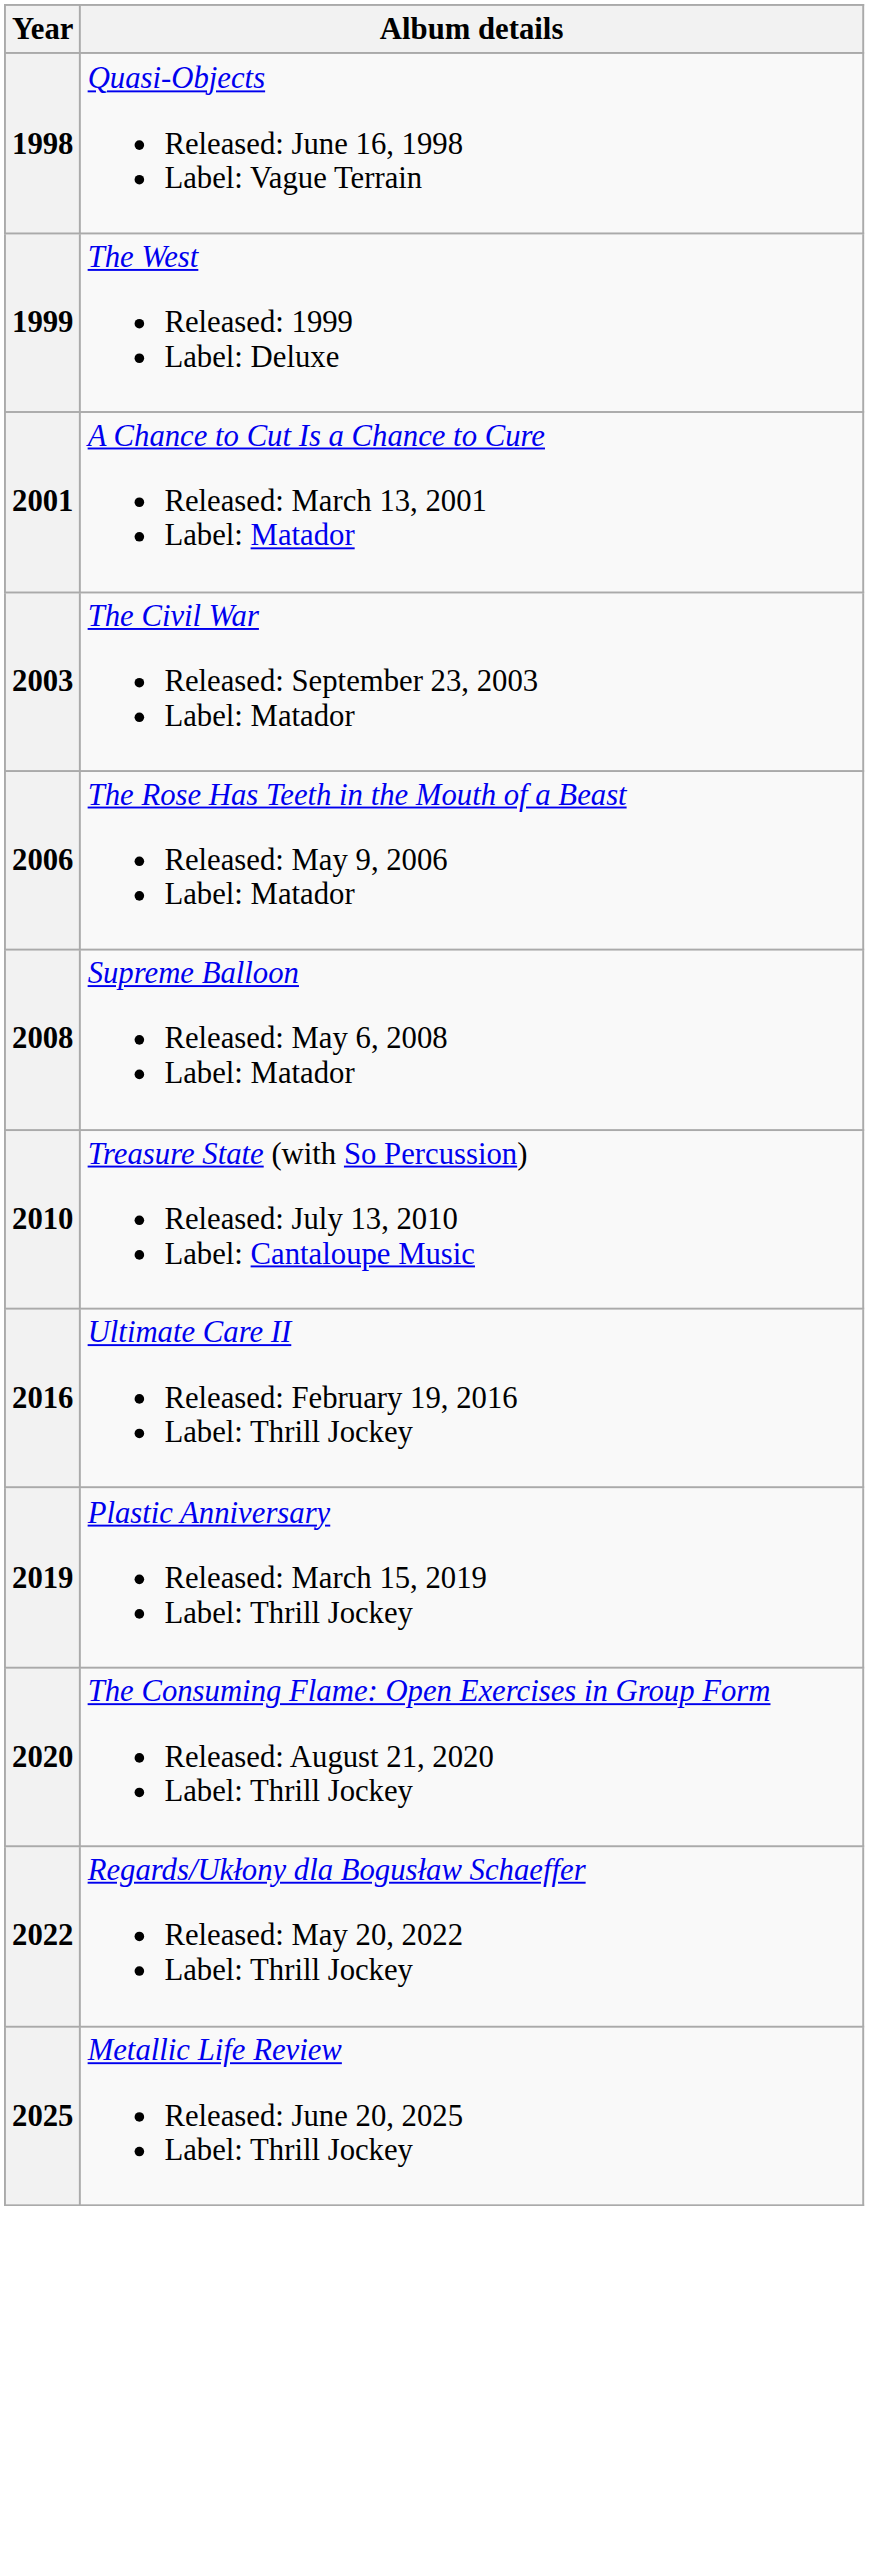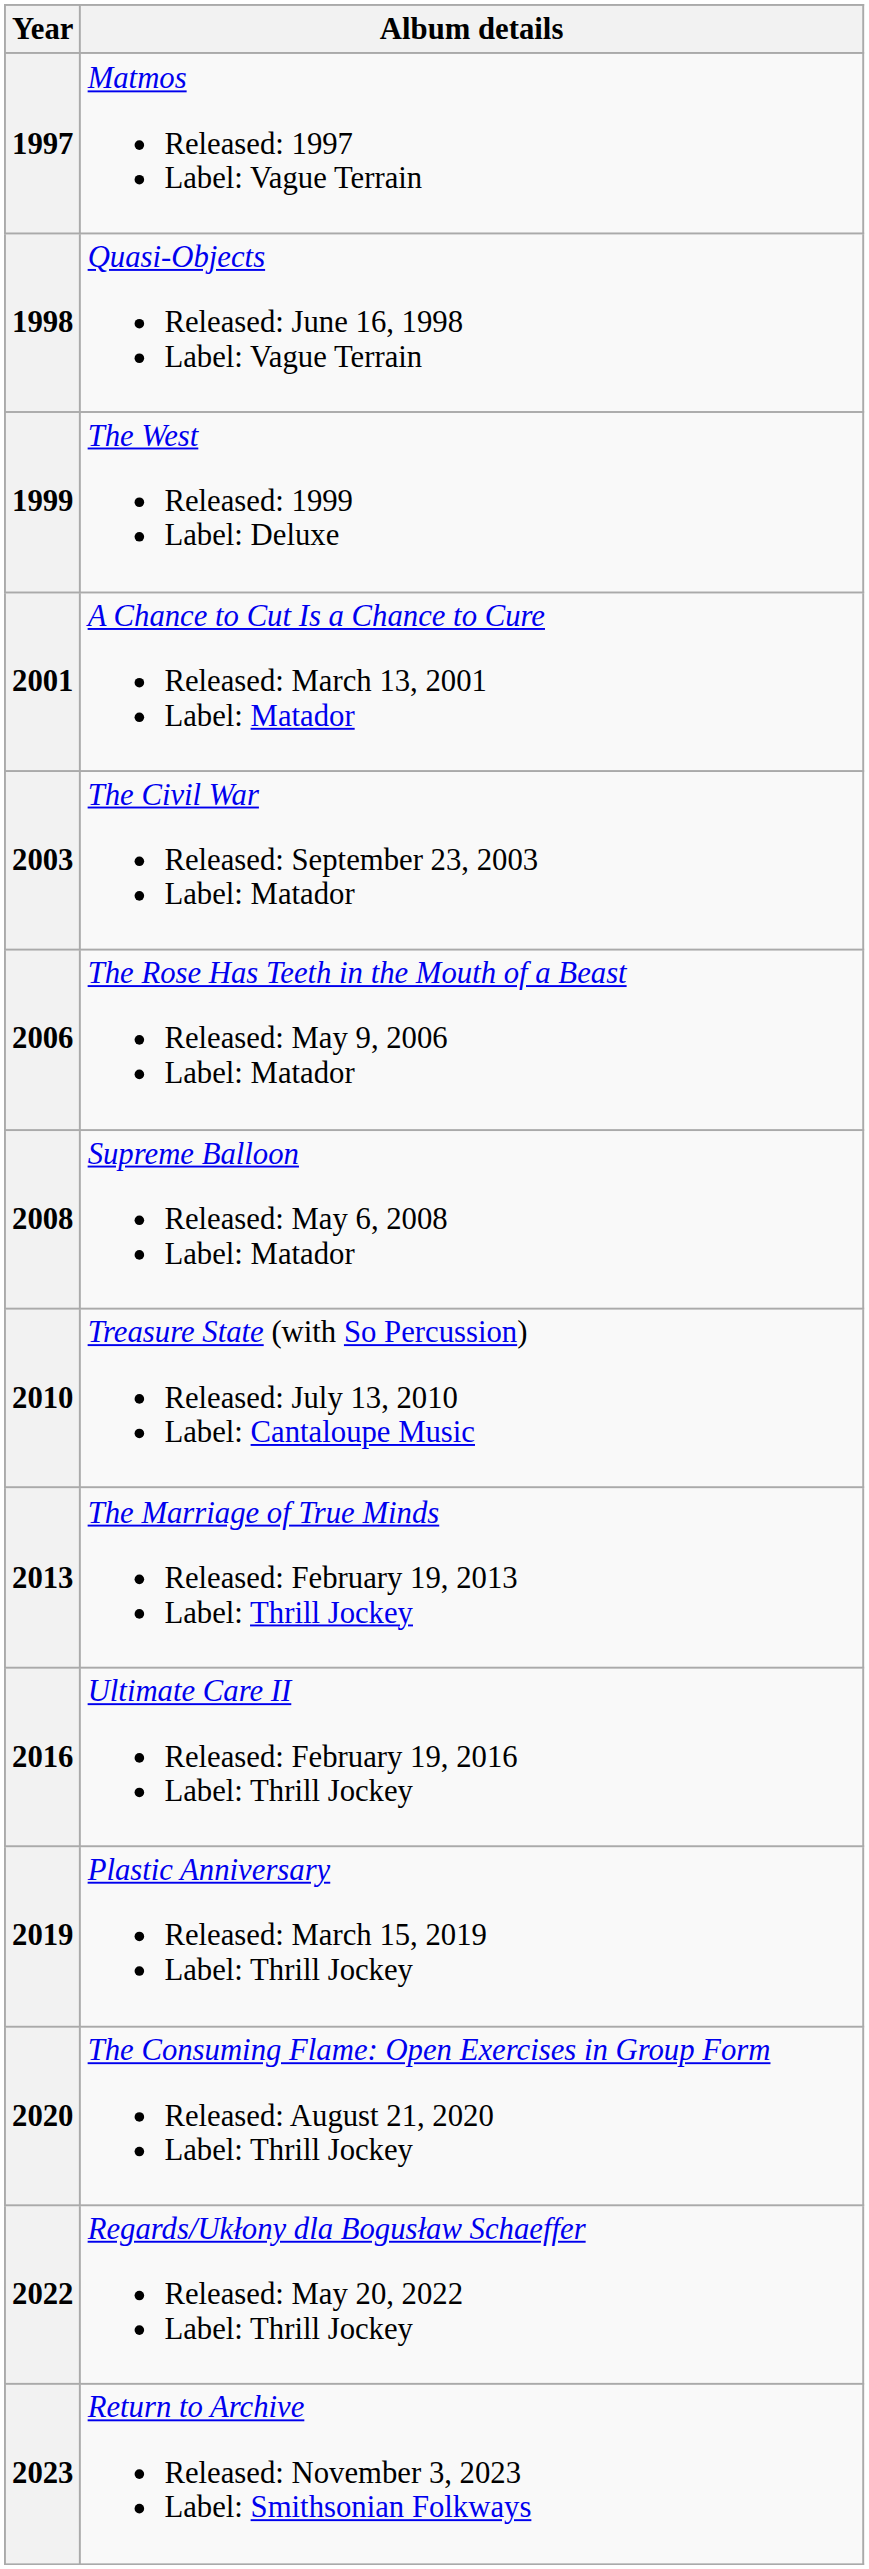+ row: (43, 142)
+ row: (43, 1577)
+ row: (43, 2473)
- row: (43, 2114)
